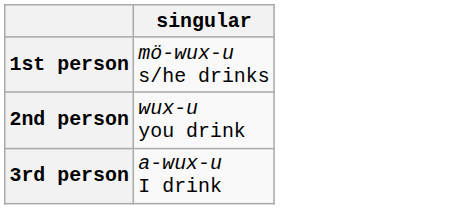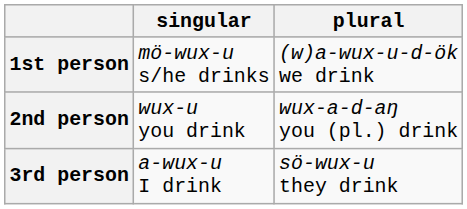+ column: (369, 21)
